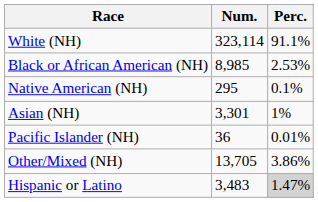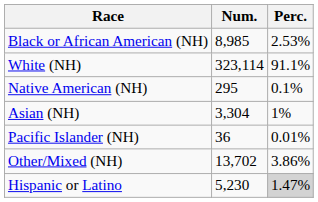rows swapped: (44, 40) <-> (108, 64)
(232, 112) 3,301 -> (232, 112) 3,304
(236, 161) 13,705 -> (236, 161) 13,702
(232, 185) 3,483 -> (232, 185) 5,230
